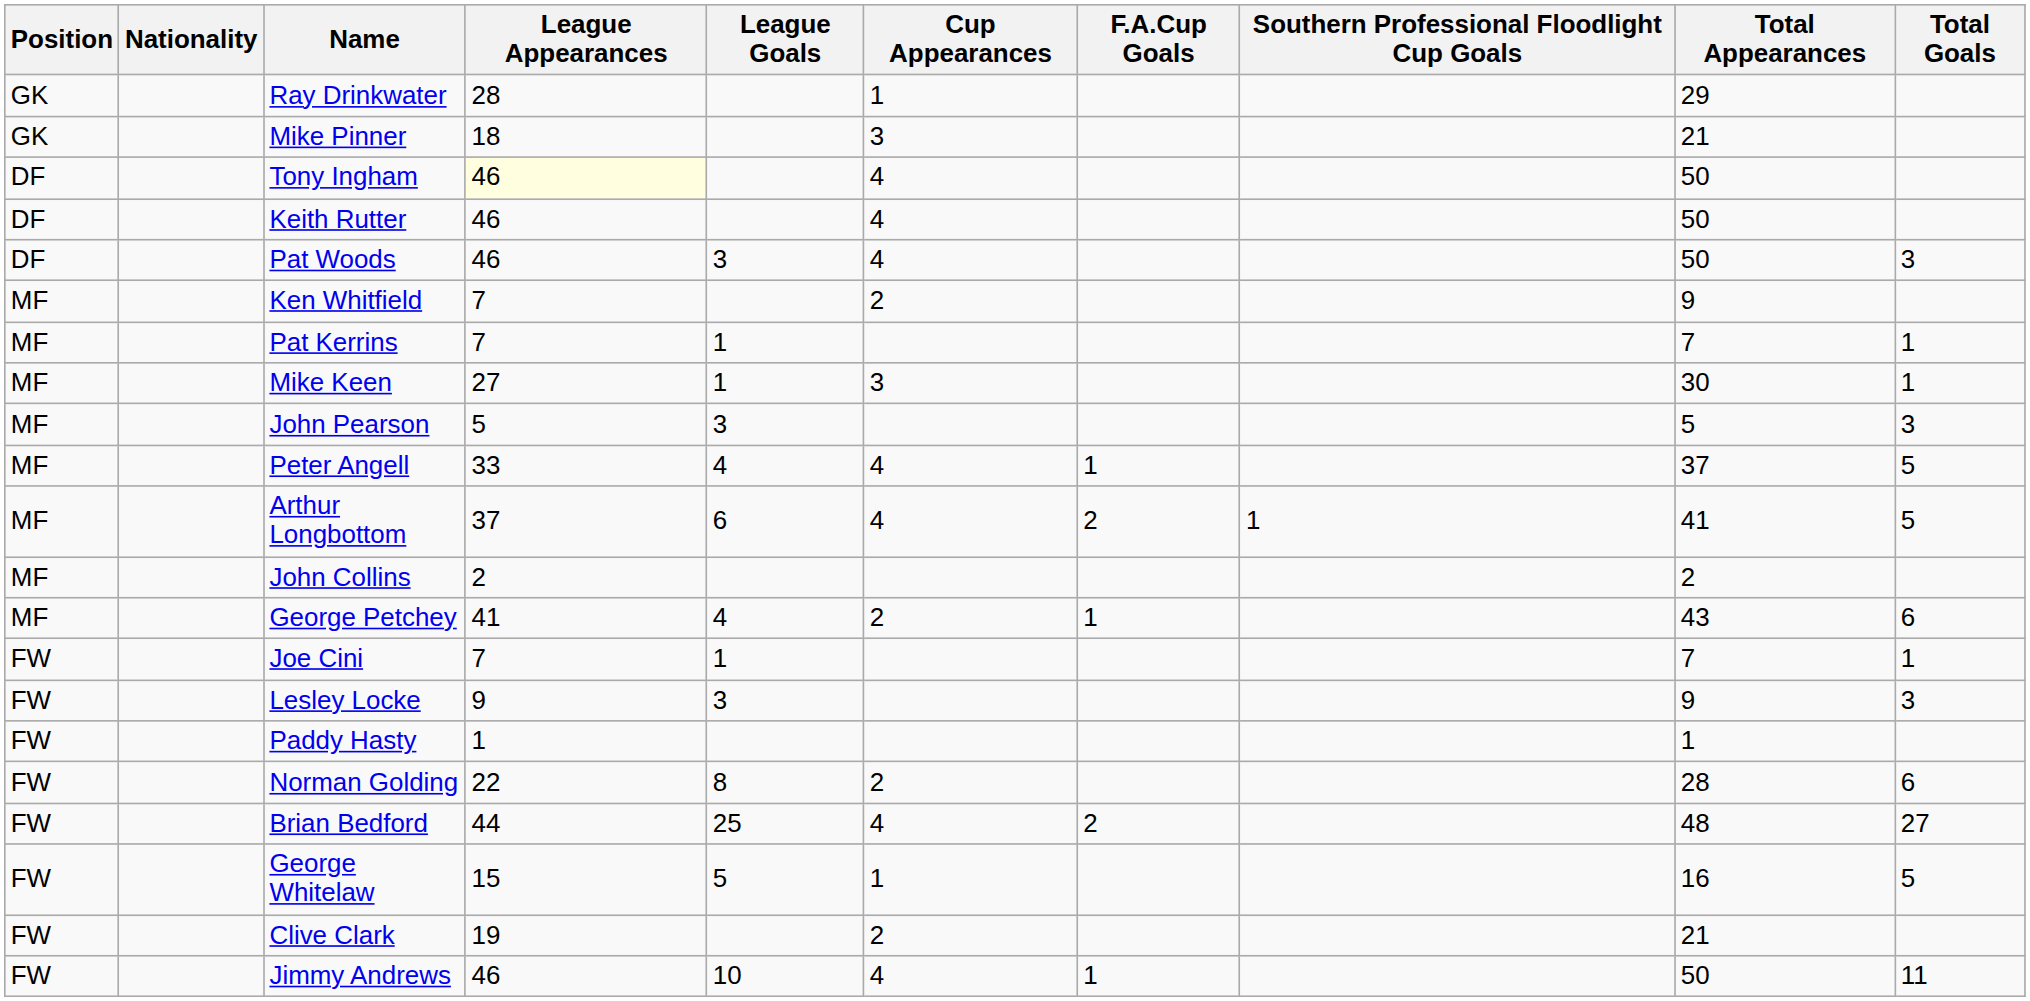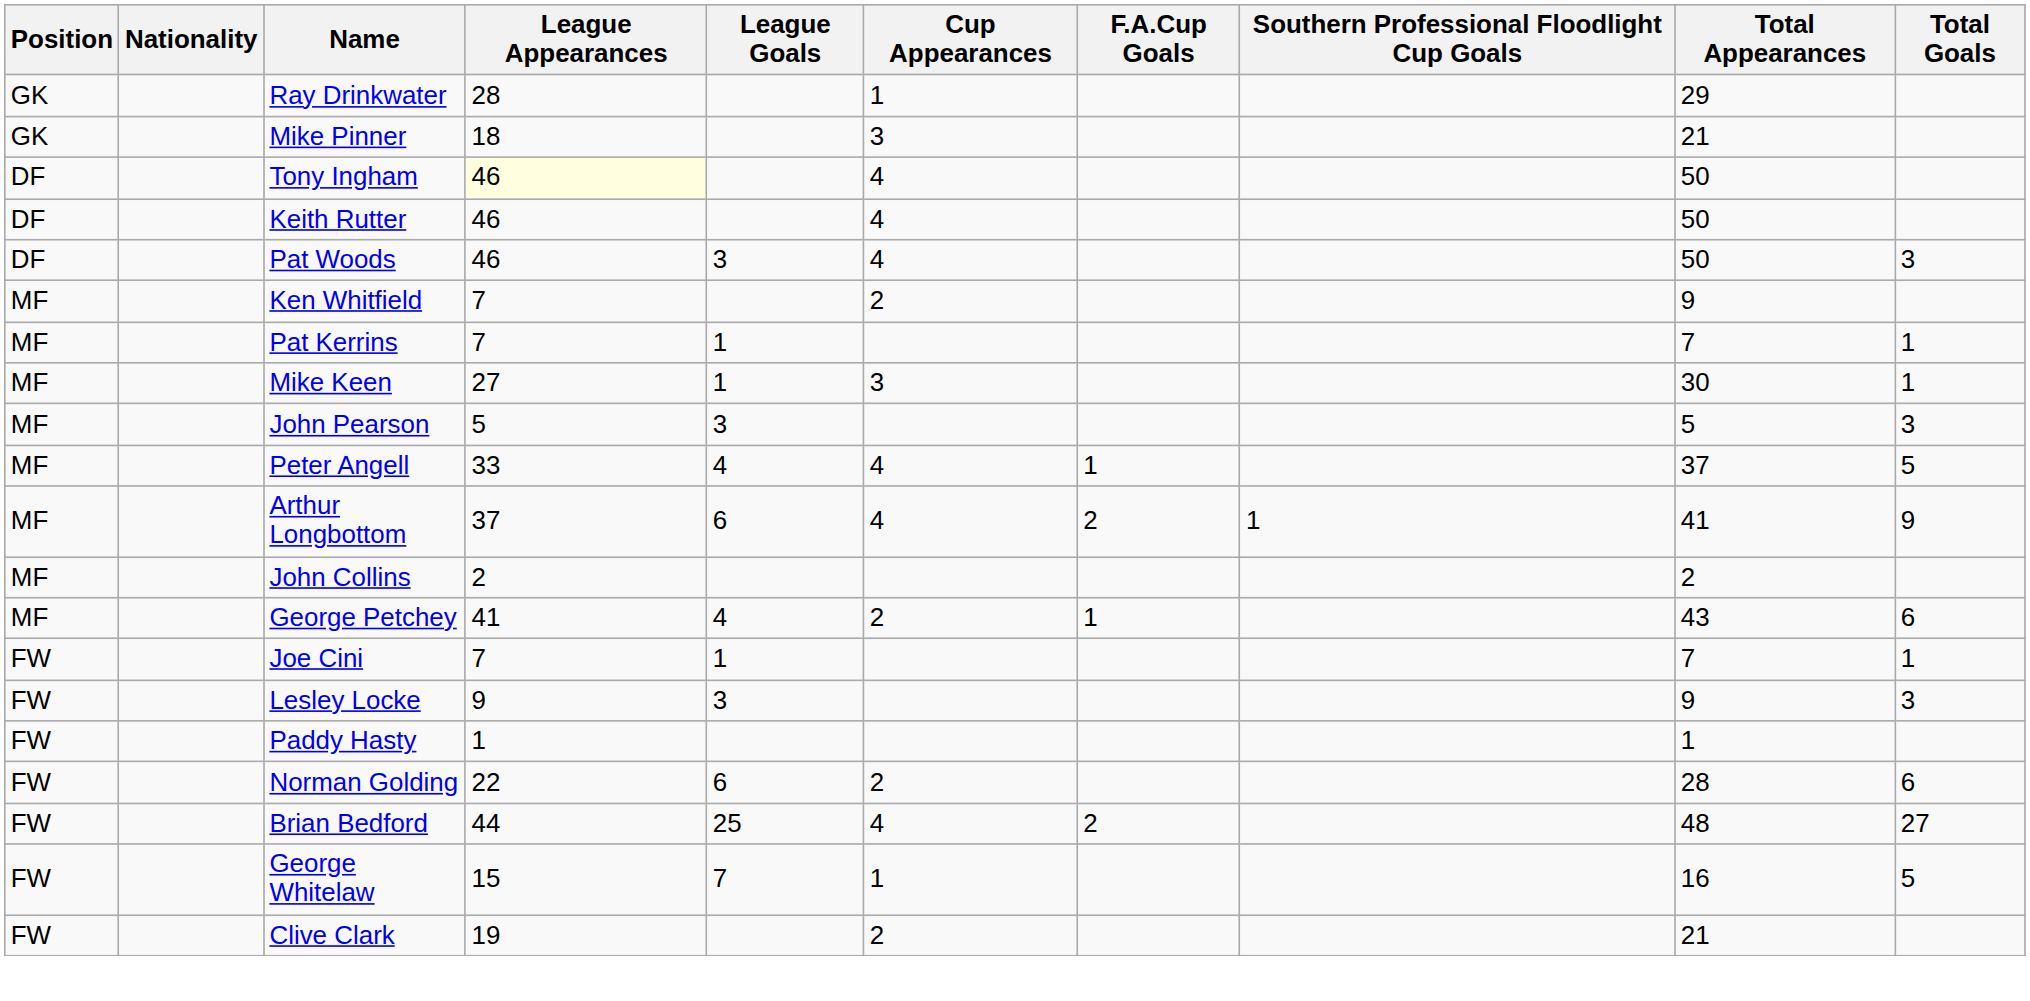(1908, 520) 5 -> (1908, 520) 9
(720, 782) 8 -> (720, 782) 6
(720, 878) 5 -> (720, 878) 7
- row: (360, 975)
